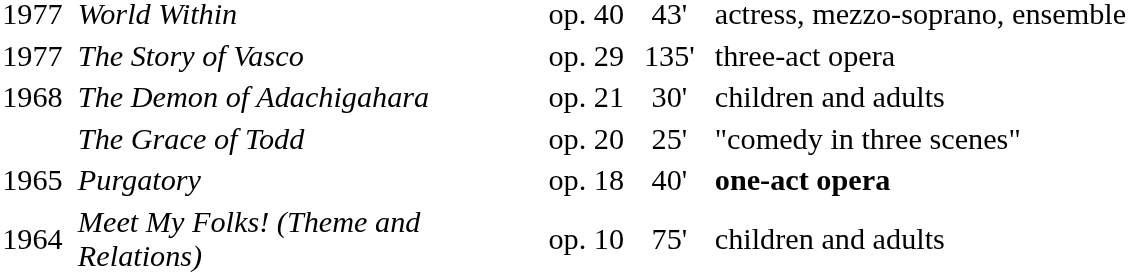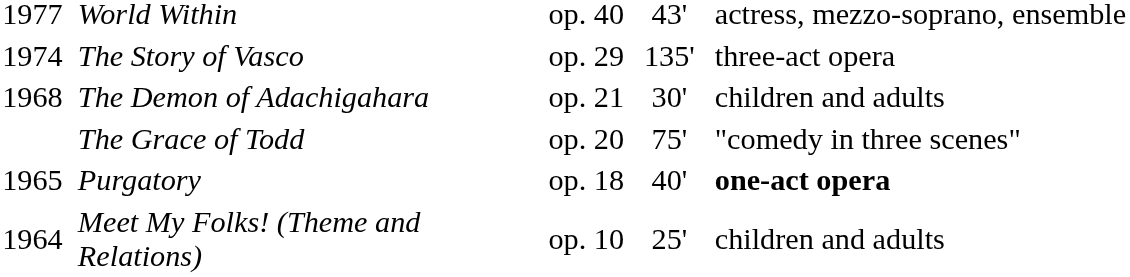(32, 55) 1977 -> (32, 55) 1974
(669, 138) 25' -> (669, 138) 75'
(669, 239) 75' -> (669, 239) 25'
